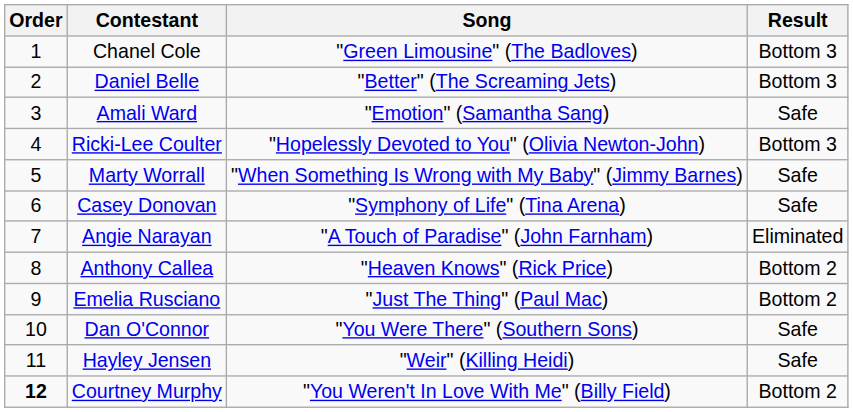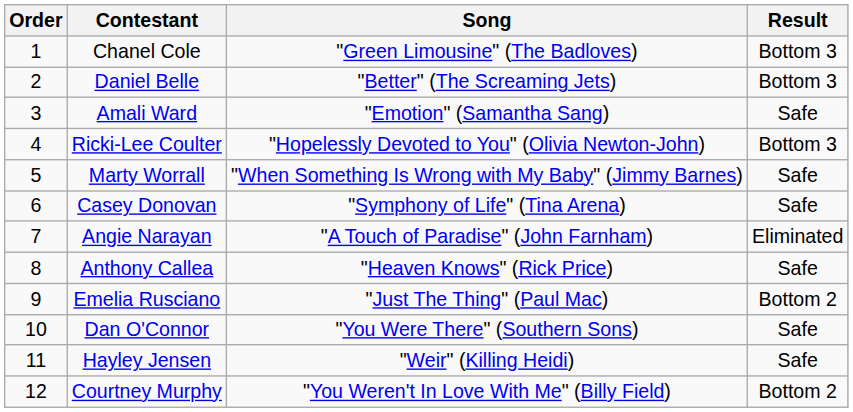(798, 268) Bottom 2 -> (798, 268) Safe
(36, 392) bold -> (36, 392) normal
